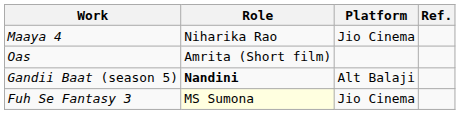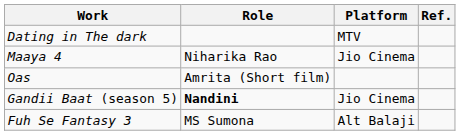+ row: (77, 36)
(376, 78) Alt Balaji -> (376, 99) Jio Cinema
(219, 99) lightyellow background -> (219, 120) no background
(376, 99) Jio Cinema -> (376, 120) Alt Balaji
